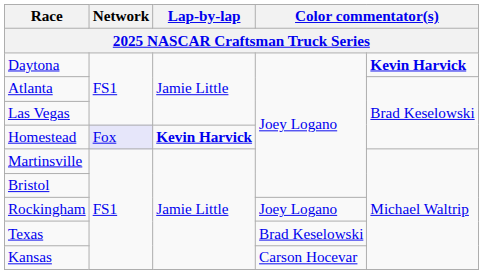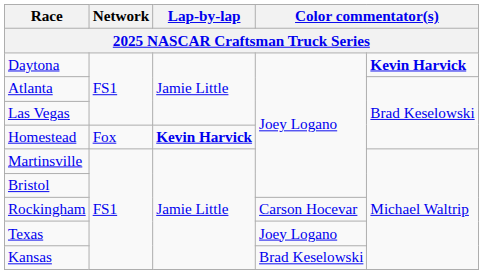(104, 137) lavender background -> (104, 137) no background
(298, 209) Joey Logano -> (308, 209) Carson Hocevar
(311, 233) Brad Keselowski -> (298, 233) Joey Logano
(308, 257) Carson Hocevar -> (311, 257) Brad Keselowski
